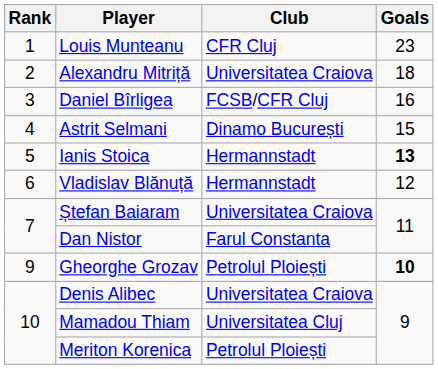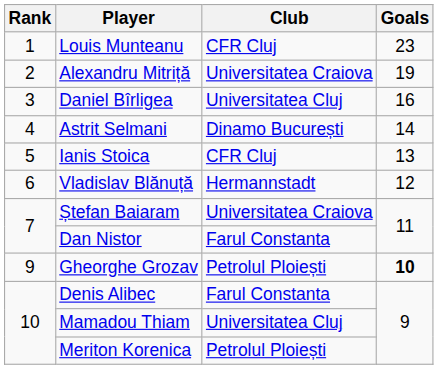(405, 73) 18 -> (405, 73) 19
(267, 101) FCSB/CFR Cluj -> (274, 101) Universitatea Cluj
(405, 128) 15 -> (405, 128) 14
(261, 156) Hermannstadt -> (241, 156) CFR Cluj
(405, 156) bold -> (405, 156) normal
(289, 294) Universitatea Craiova -> (268, 294) Farul Constanta
